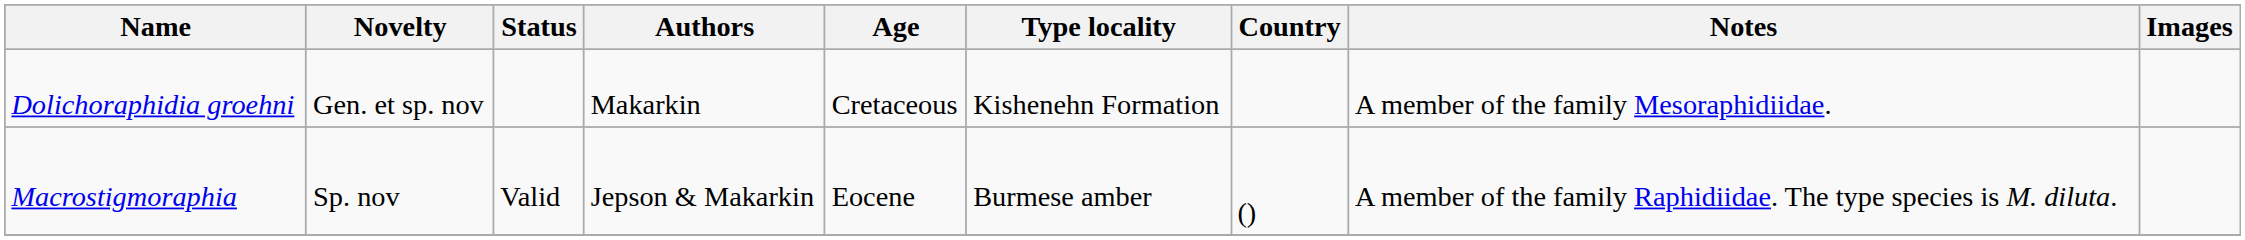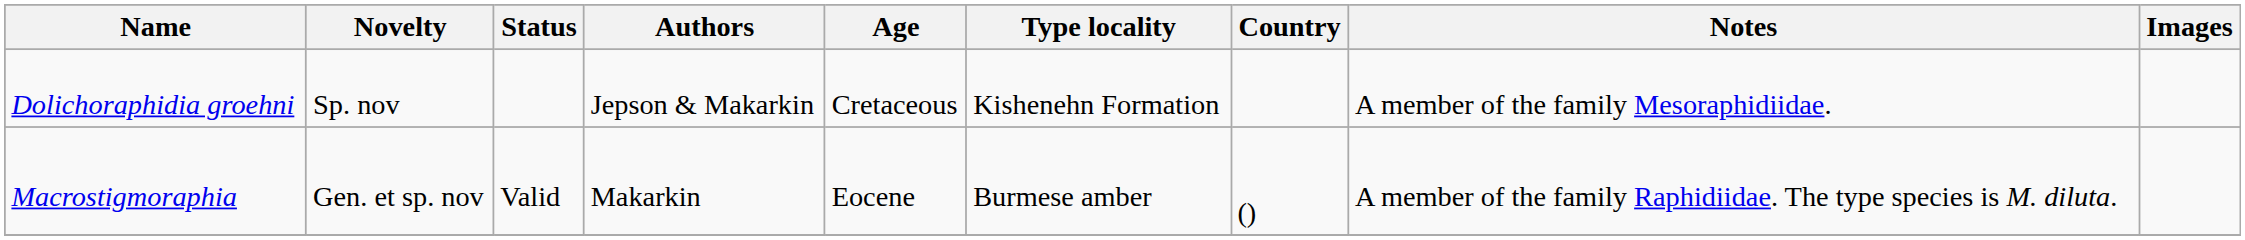(398, 103) Gen. et sp. nov -> (356, 103) Sp. nov
(646, 103) Makarkin -> (702, 103) Jepson & Makarkin
(356, 196) Sp. nov -> (398, 196) Gen. et sp. nov
(702, 196) Jepson & Makarkin -> (646, 196) Makarkin
